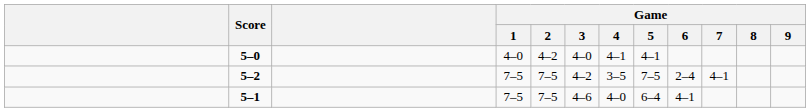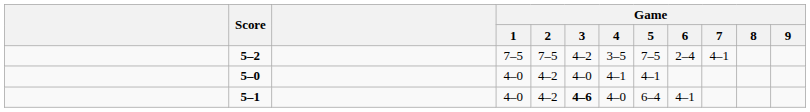rows swapped: (250, 76) <-> (250, 55)
(513, 96) 7–5 -> (513, 96) 4–0
(548, 96) 7–5 -> (548, 96) 4–2
(582, 96) normal -> (582, 96) bold
